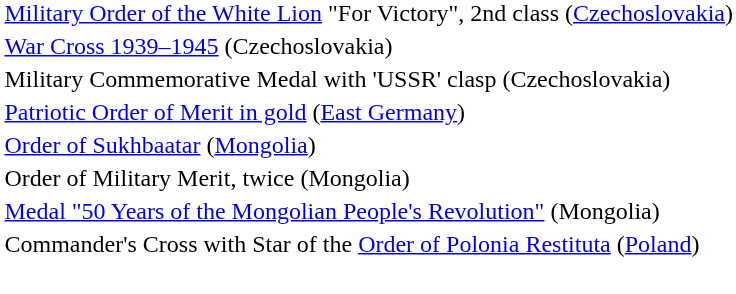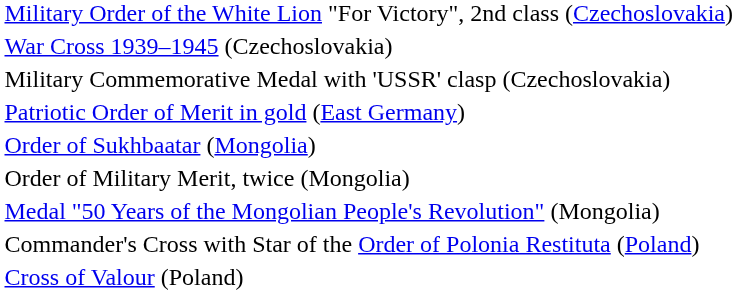+ row: (124, 276)
